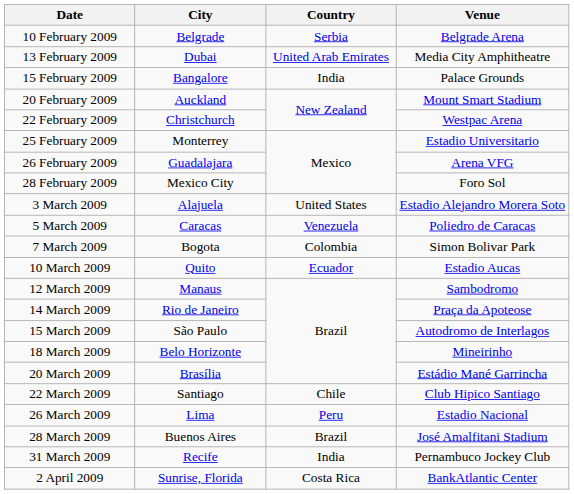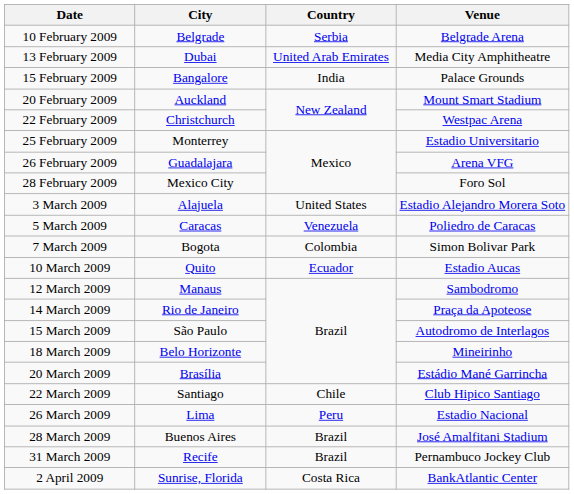(331, 457) India -> (331, 457) Brazil
